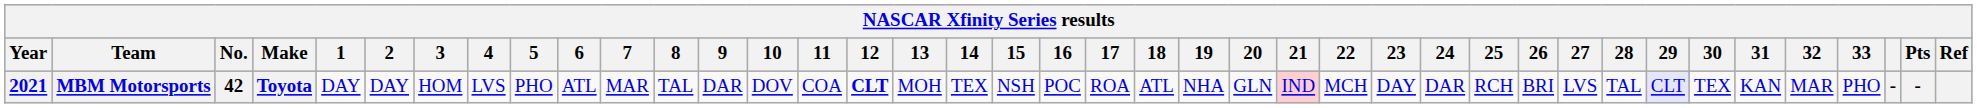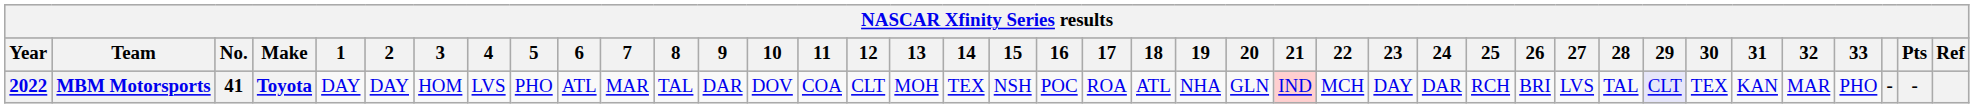(28, 86) 2021 -> (28, 86) 2022
(234, 86) 42 -> (234, 86) 41
(870, 86) bold -> (868, 86) normal
